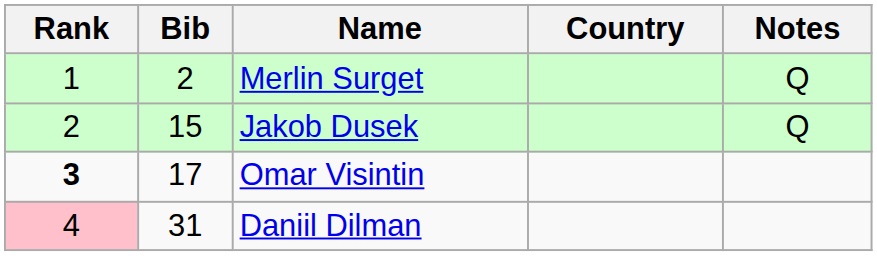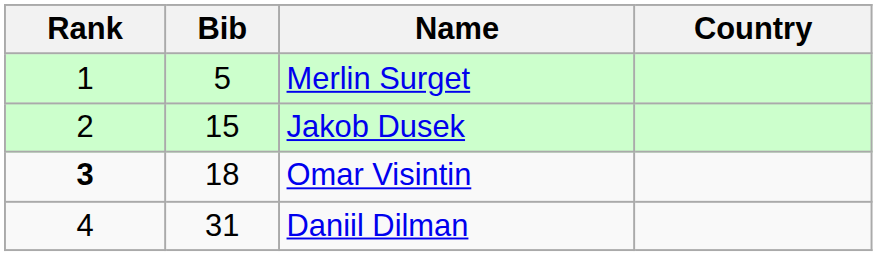- column: (797, 28)
(185, 77) 2 -> (222, 77) 5
(185, 175) 17 -> (222, 175) 18
(71, 224) pink background -> (85, 224) no background
